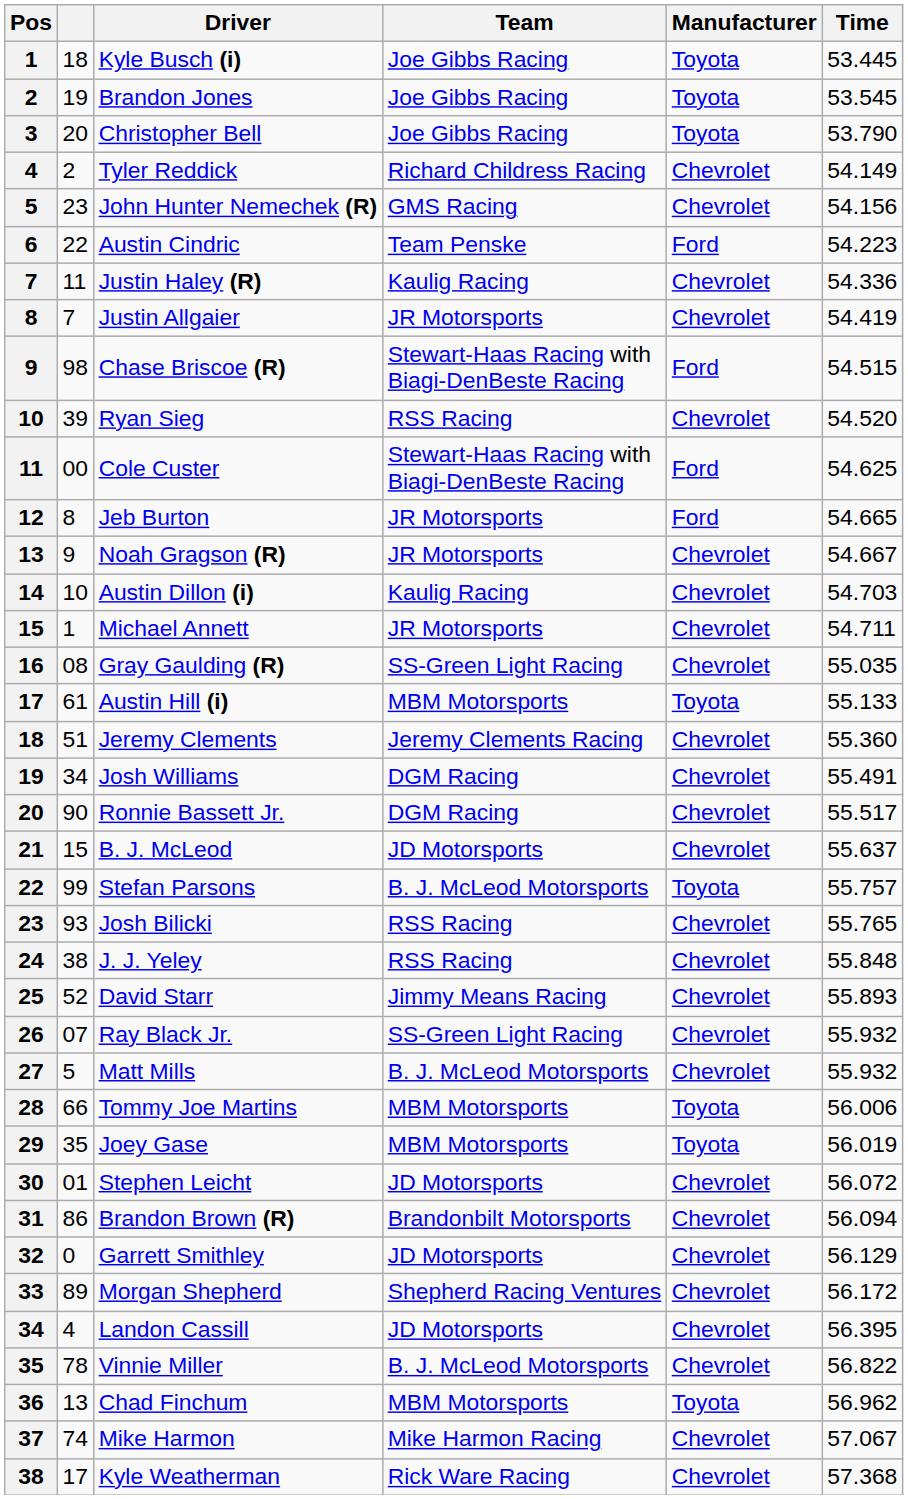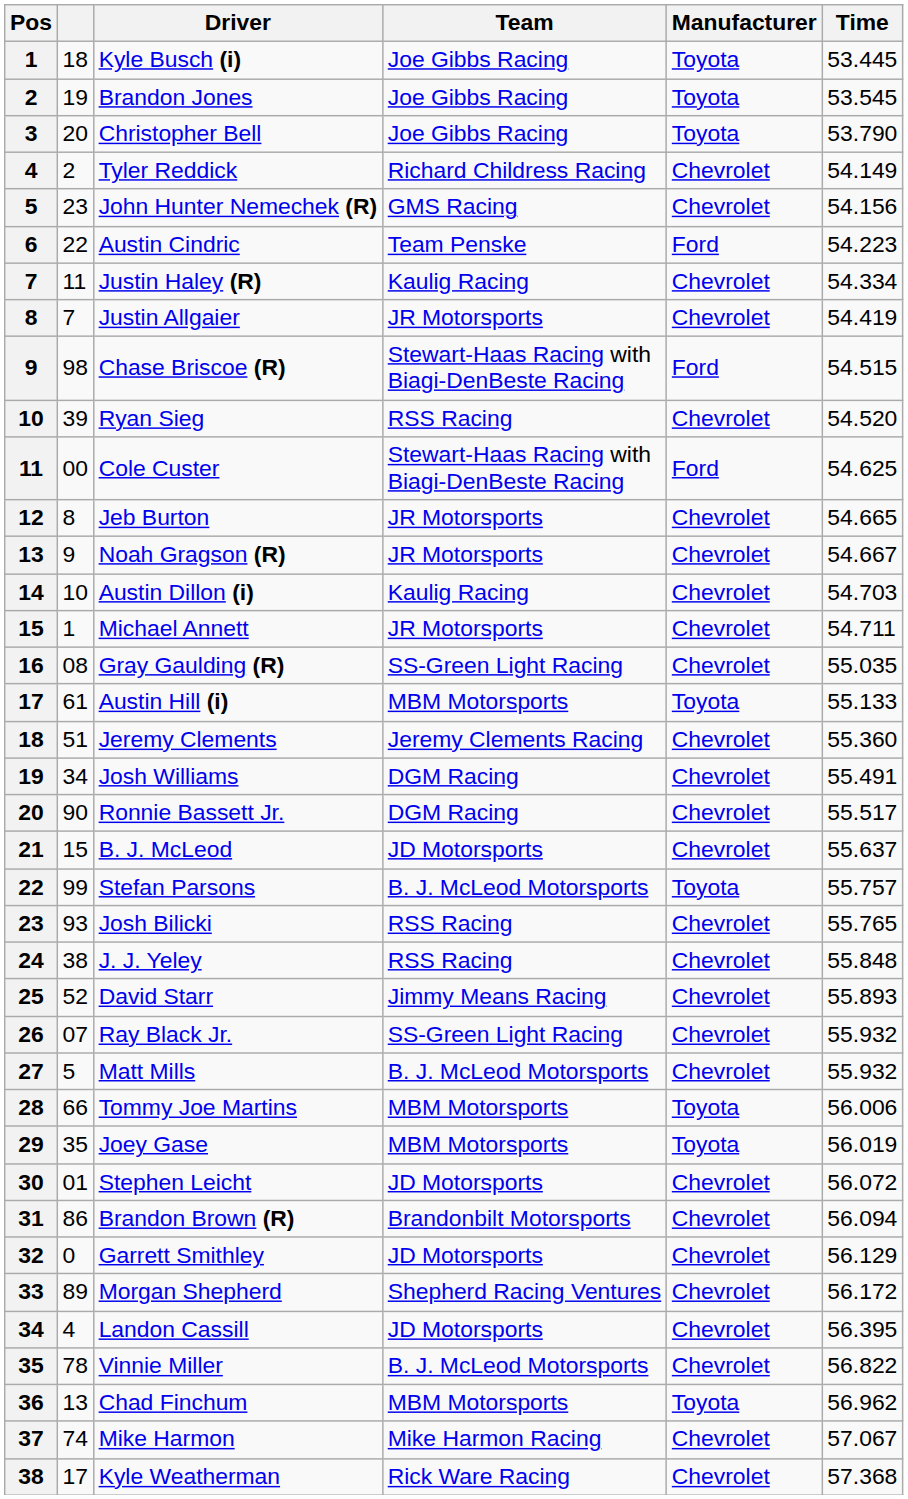(862, 280) 54.336 -> (862, 280) 54.334
(695, 517) Ford -> (721, 517) Chevrolet
